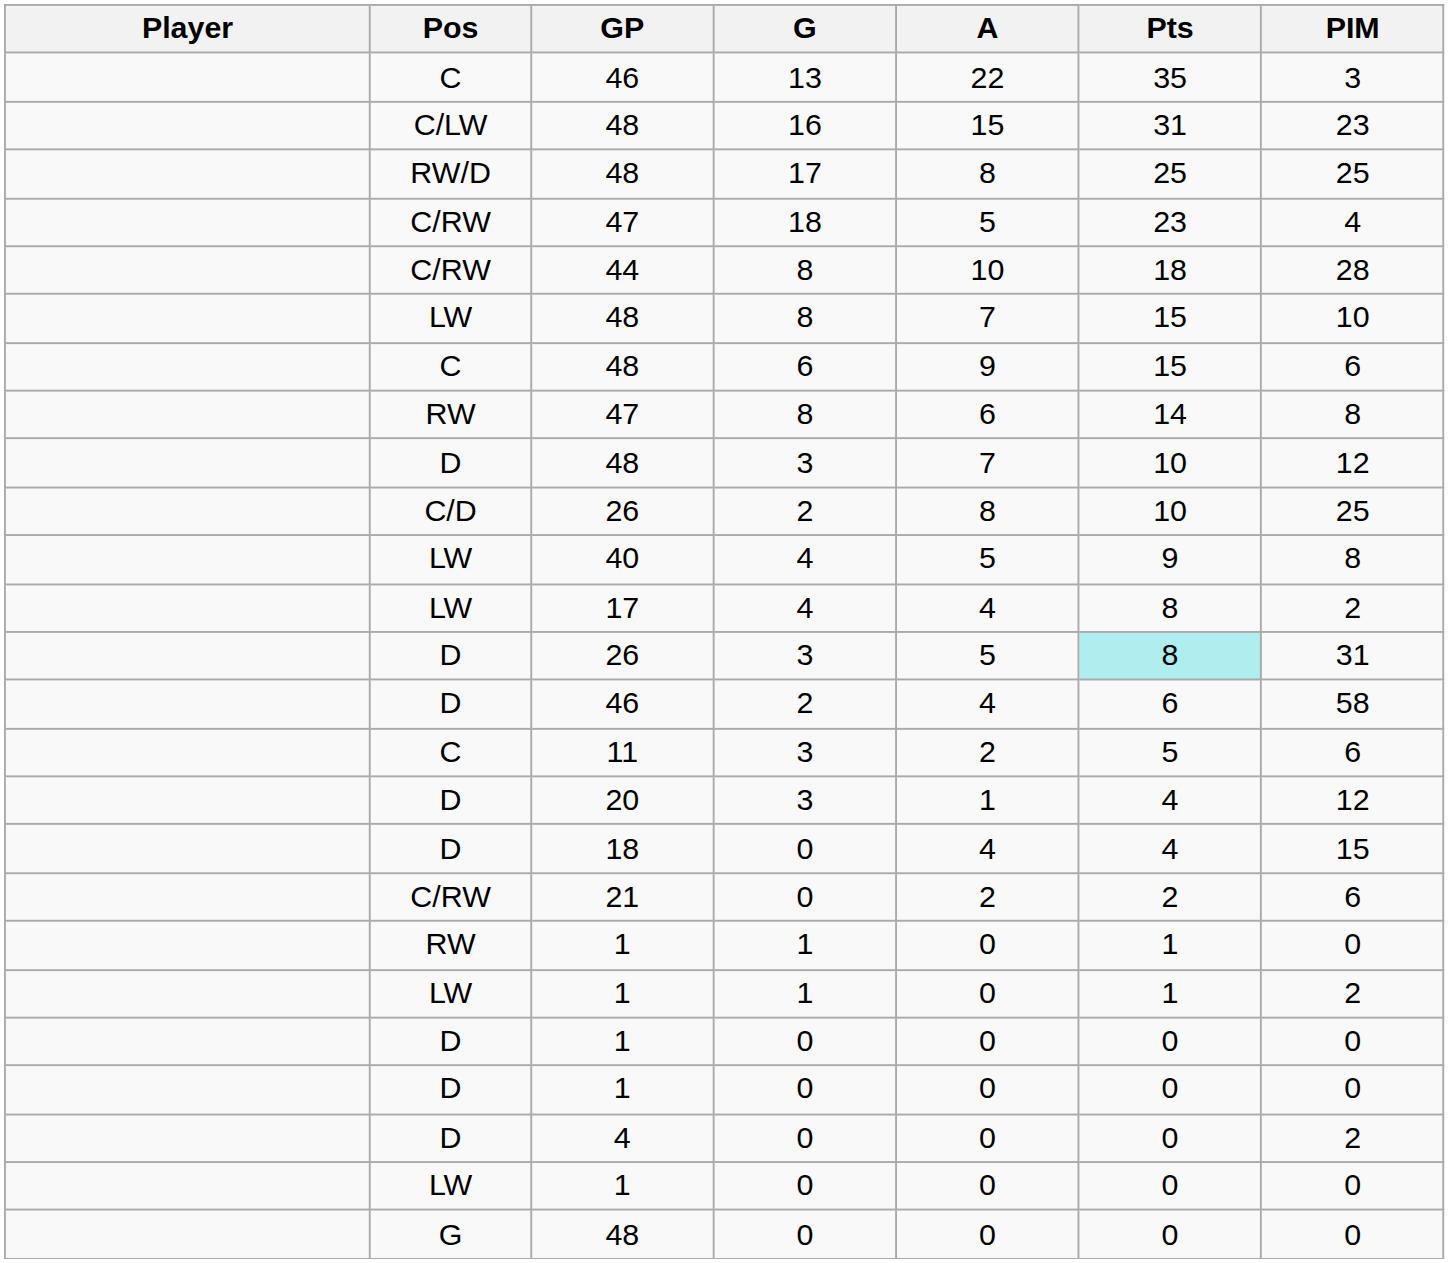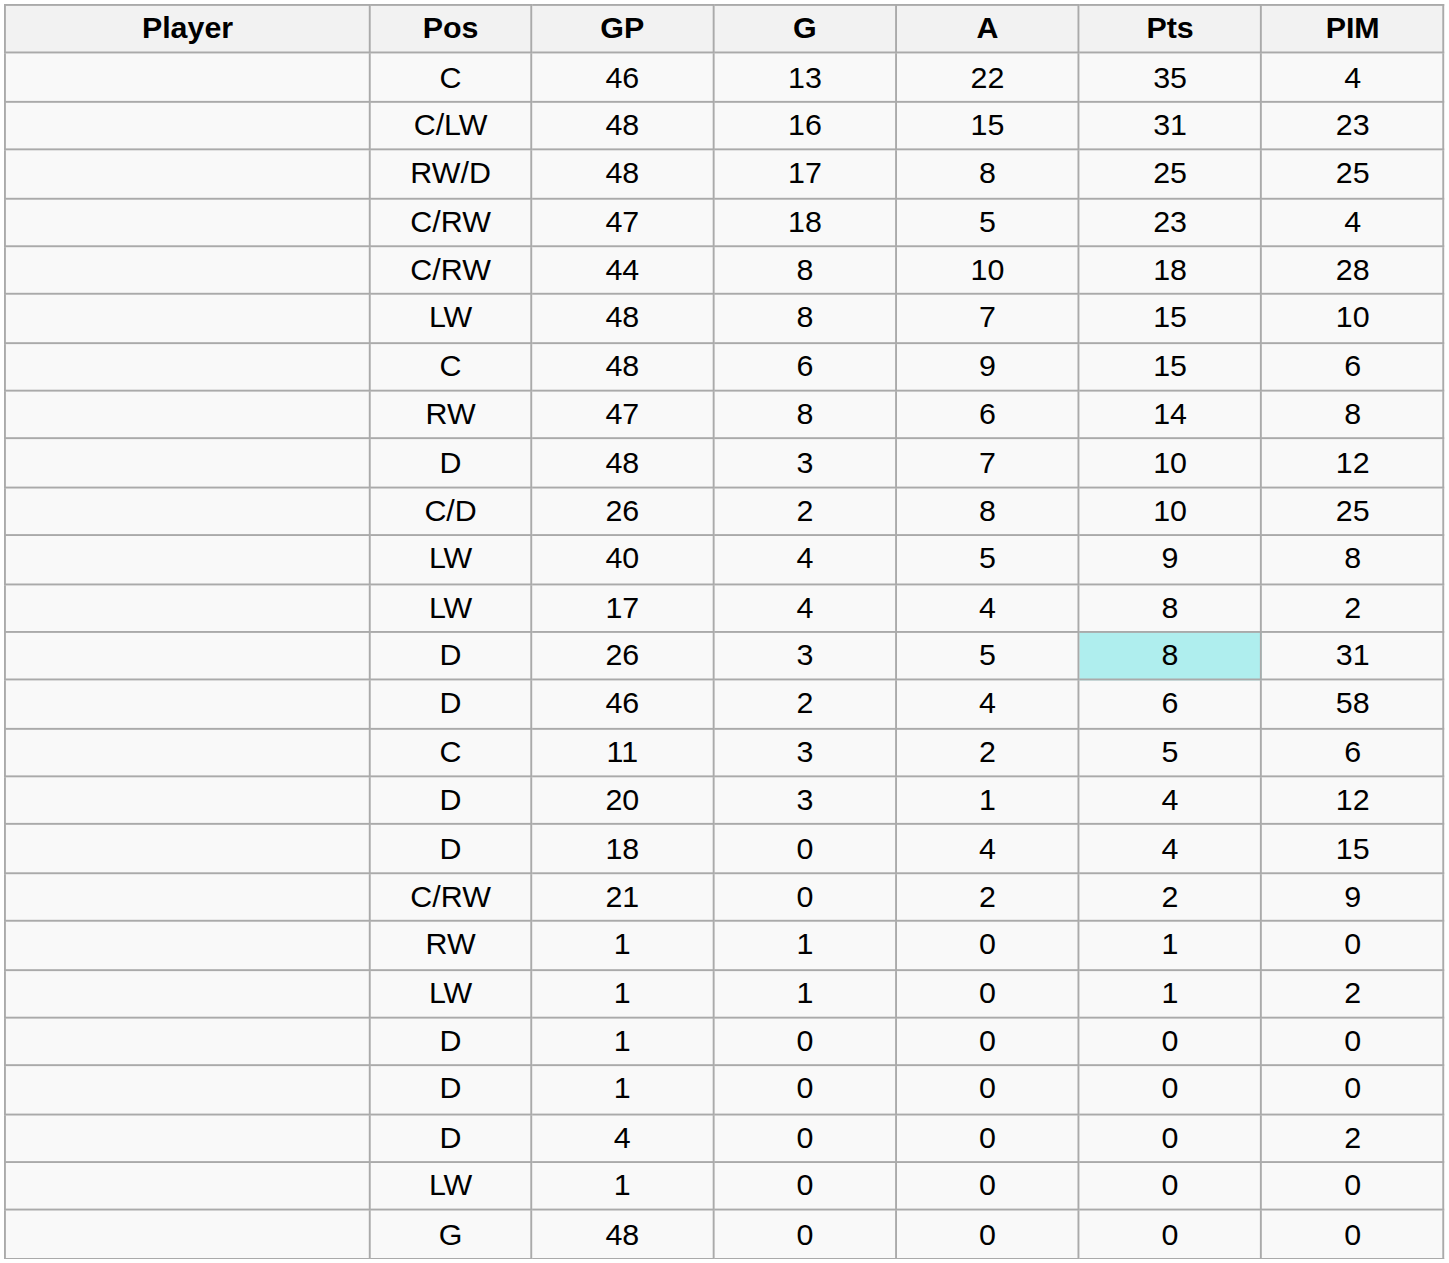(1353, 76) 3 -> (1353, 76) 4
(1353, 896) 6 -> (1353, 896) 9
